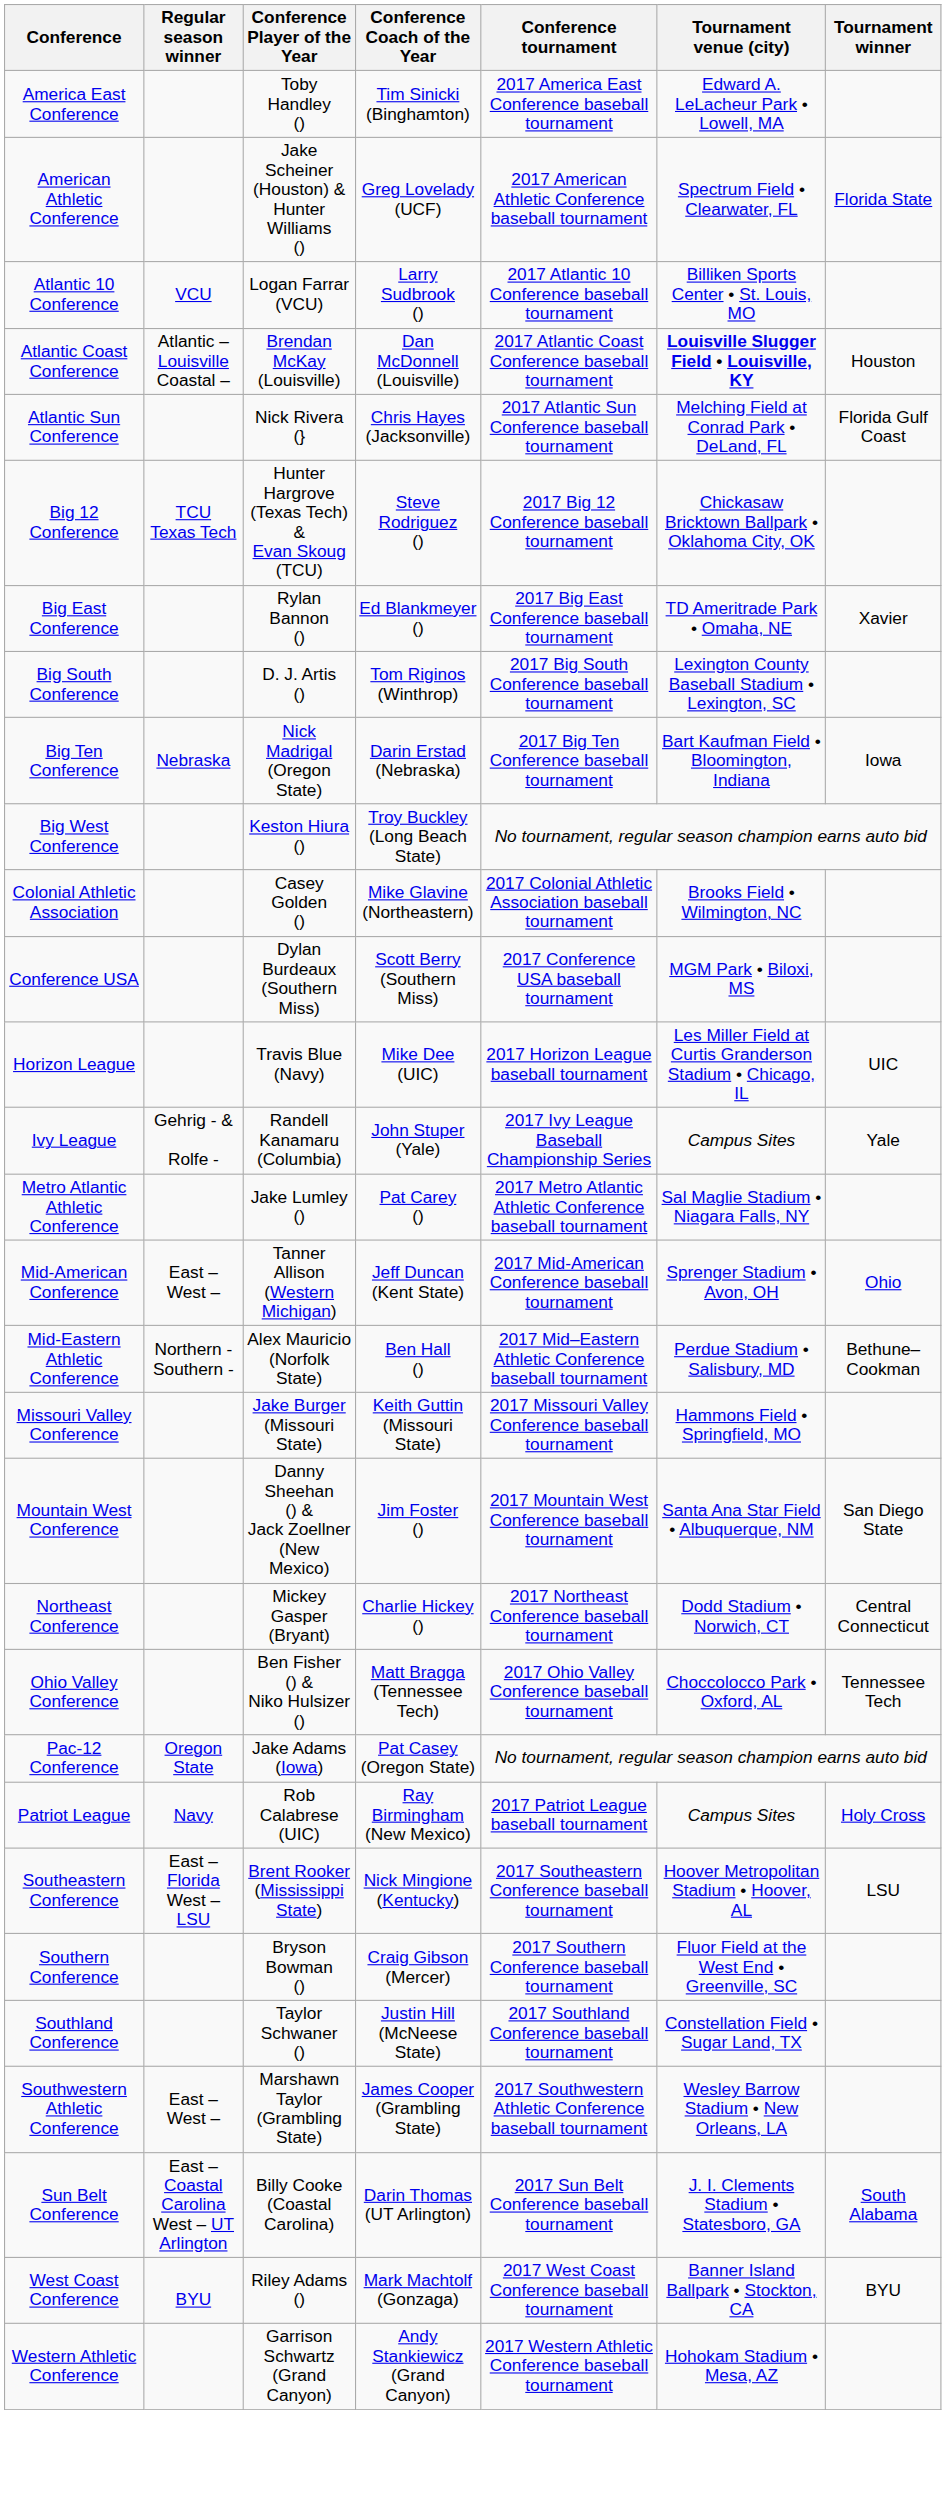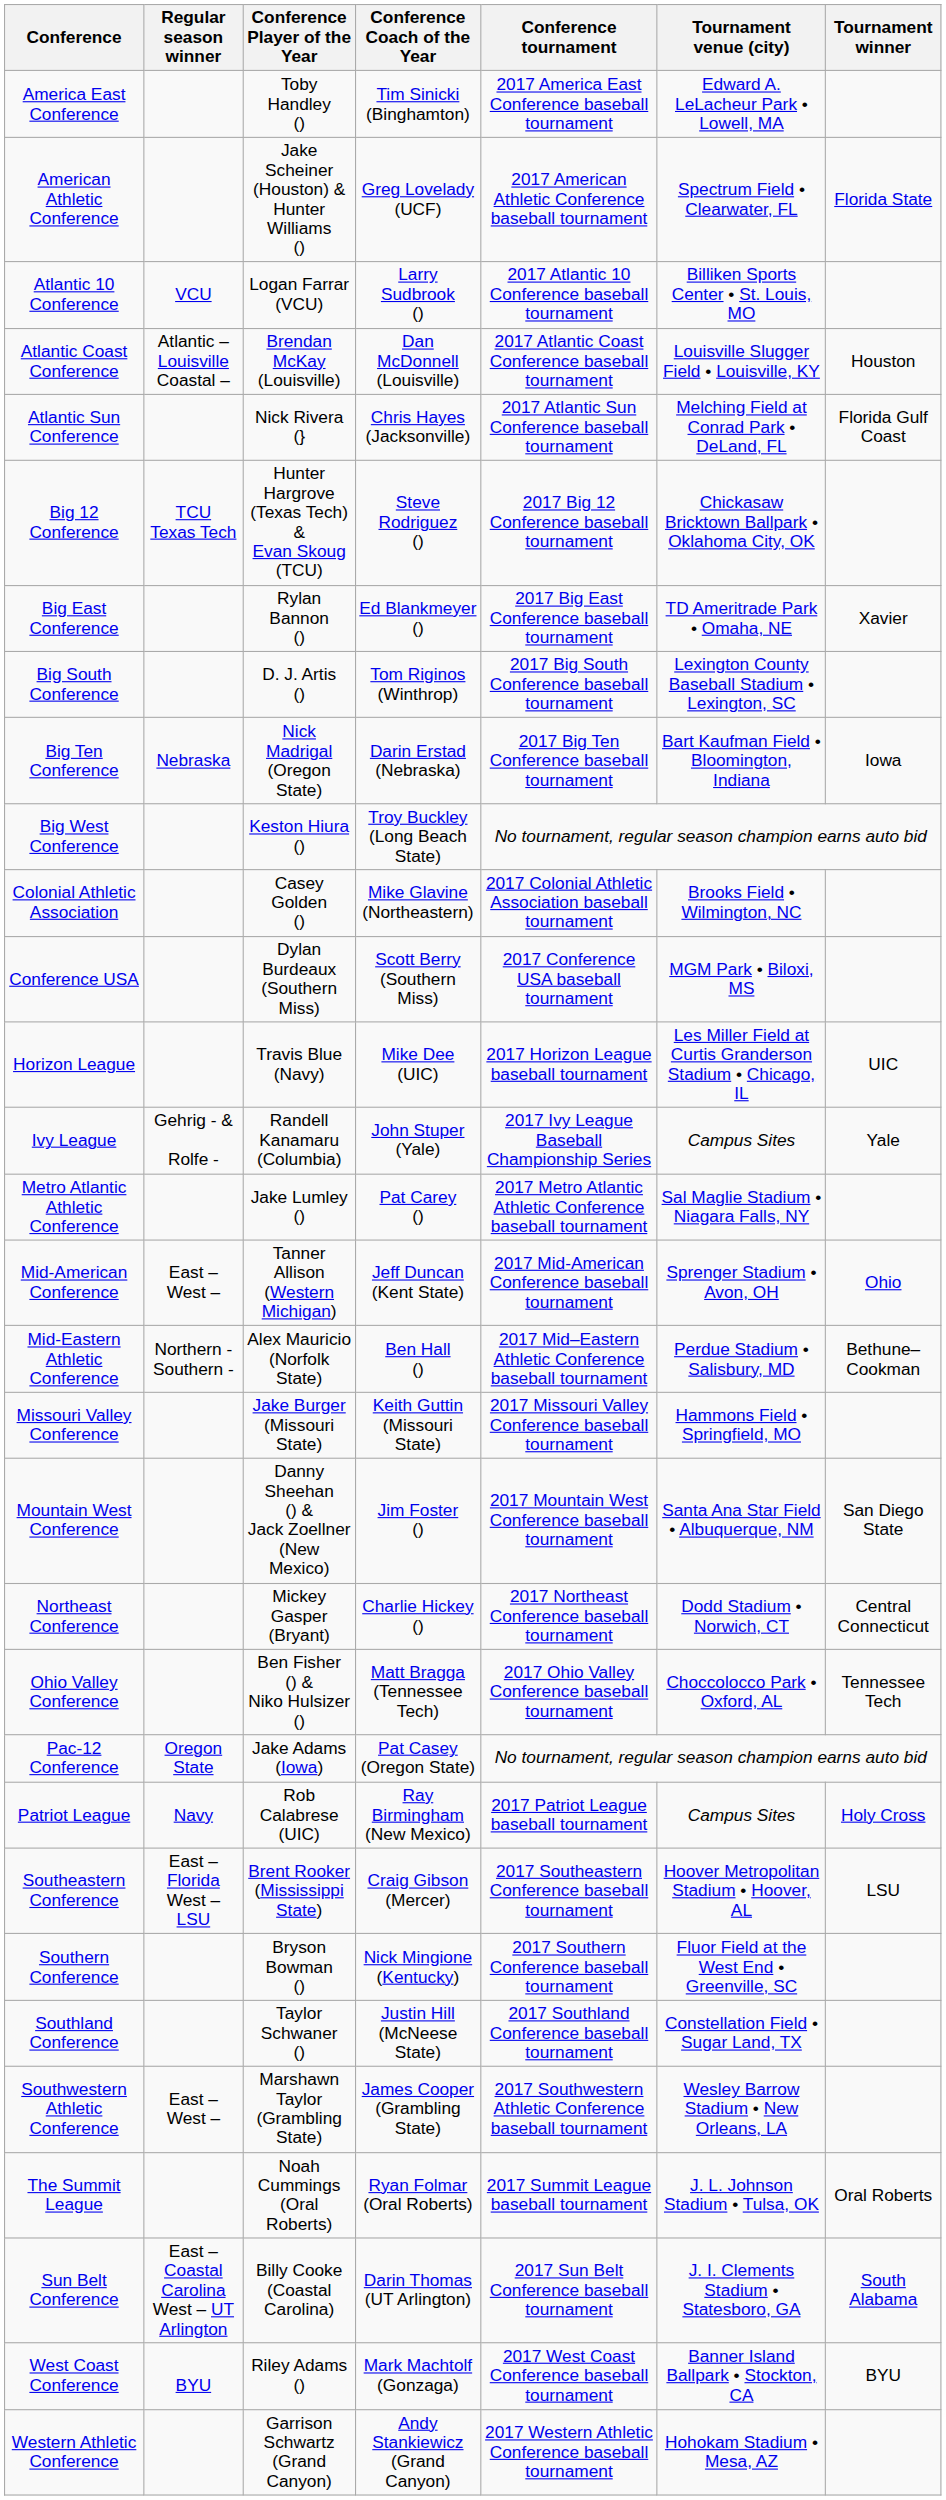(741, 361) bold -> (741, 361) normal
(418, 1890) Nick Mingione (Kentucky) -> (418, 1890) Craig Gibson (Mercer)
(418, 1966) Craig Gibson (Mercer) -> (418, 1966) Nick Mingione (Kentucky)
+ row: (74, 2194)
